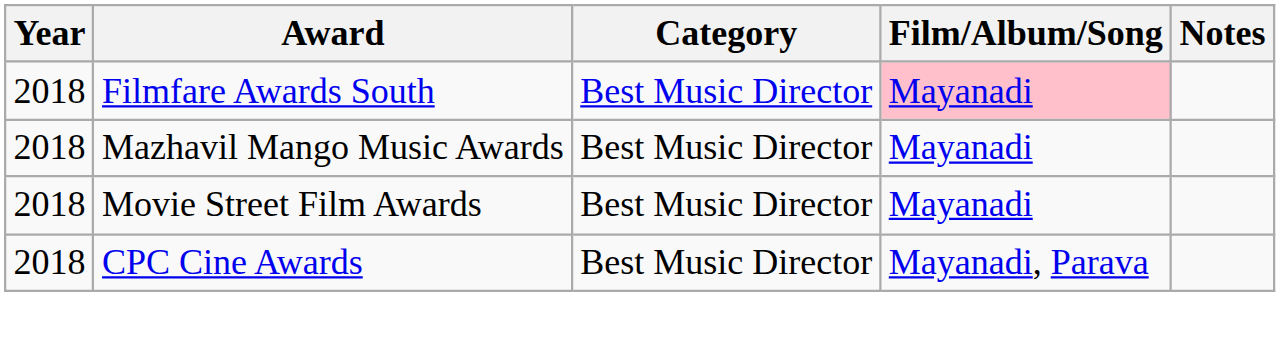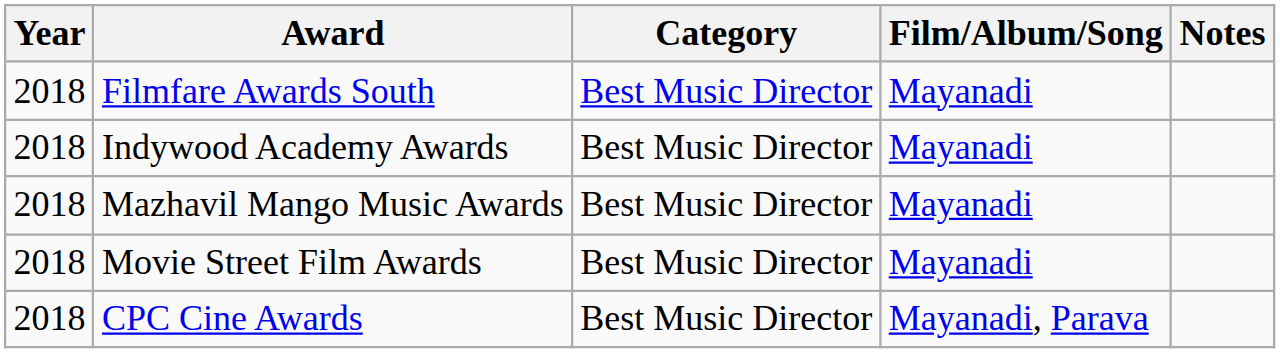(961, 90) pink background -> (961, 90) no background
+ row: (305, 147)
